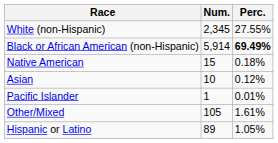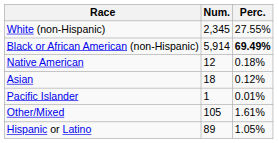(209, 63) 15 -> (209, 63) 12
(209, 79) 10 -> (209, 79) 18
